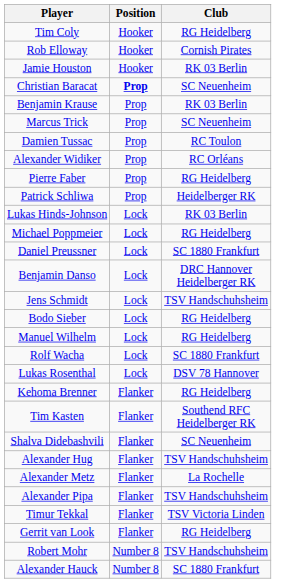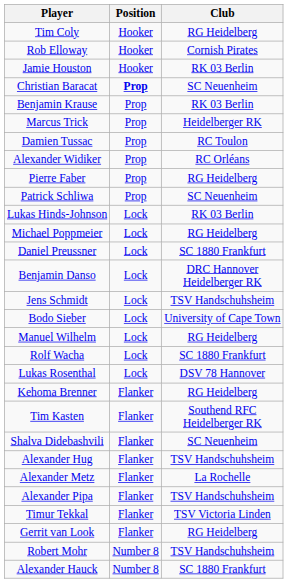(216, 123) SC Neuenheim -> (222, 123) Heidelberger RK
(216, 196) Heidelberger RK -> (222, 196) SC Neuenheim
(216, 318) RG Heidelberg -> (222, 318) University of Cape Town
